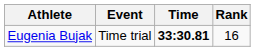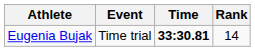(231, 36) 16 -> (231, 36) 14
